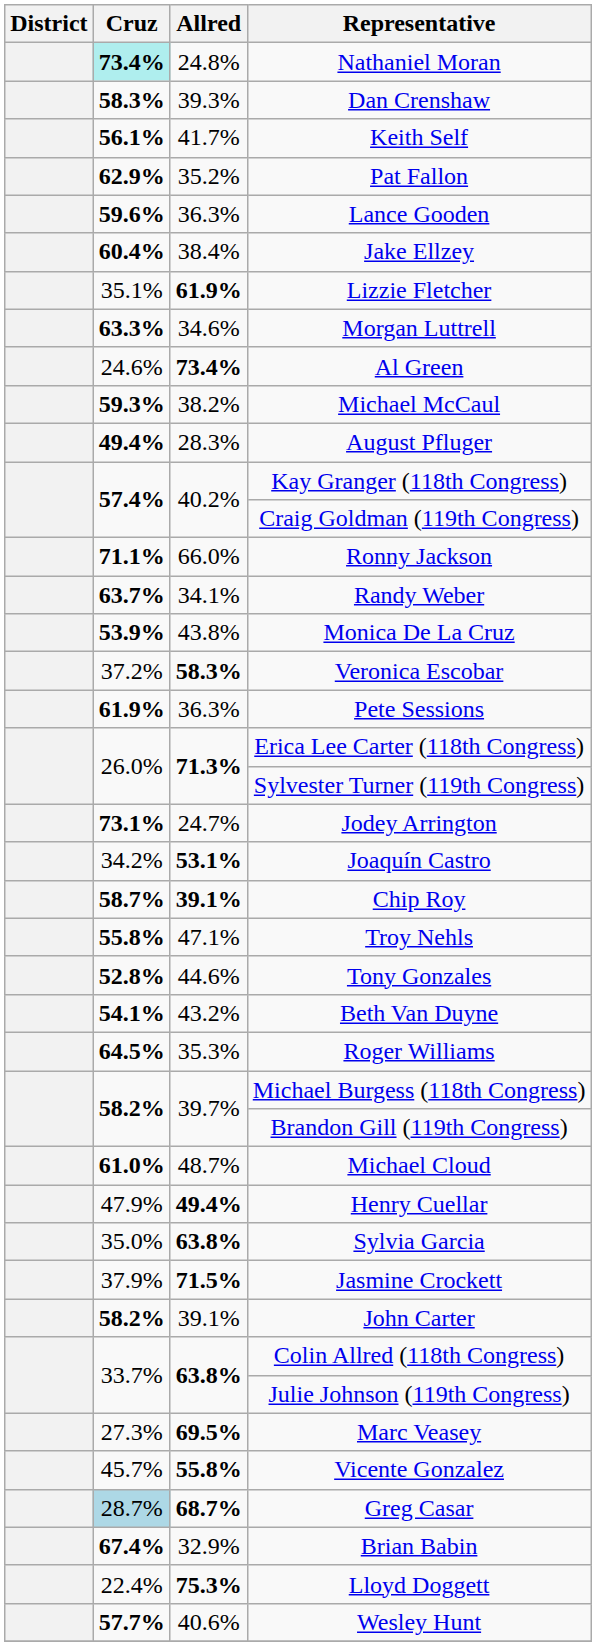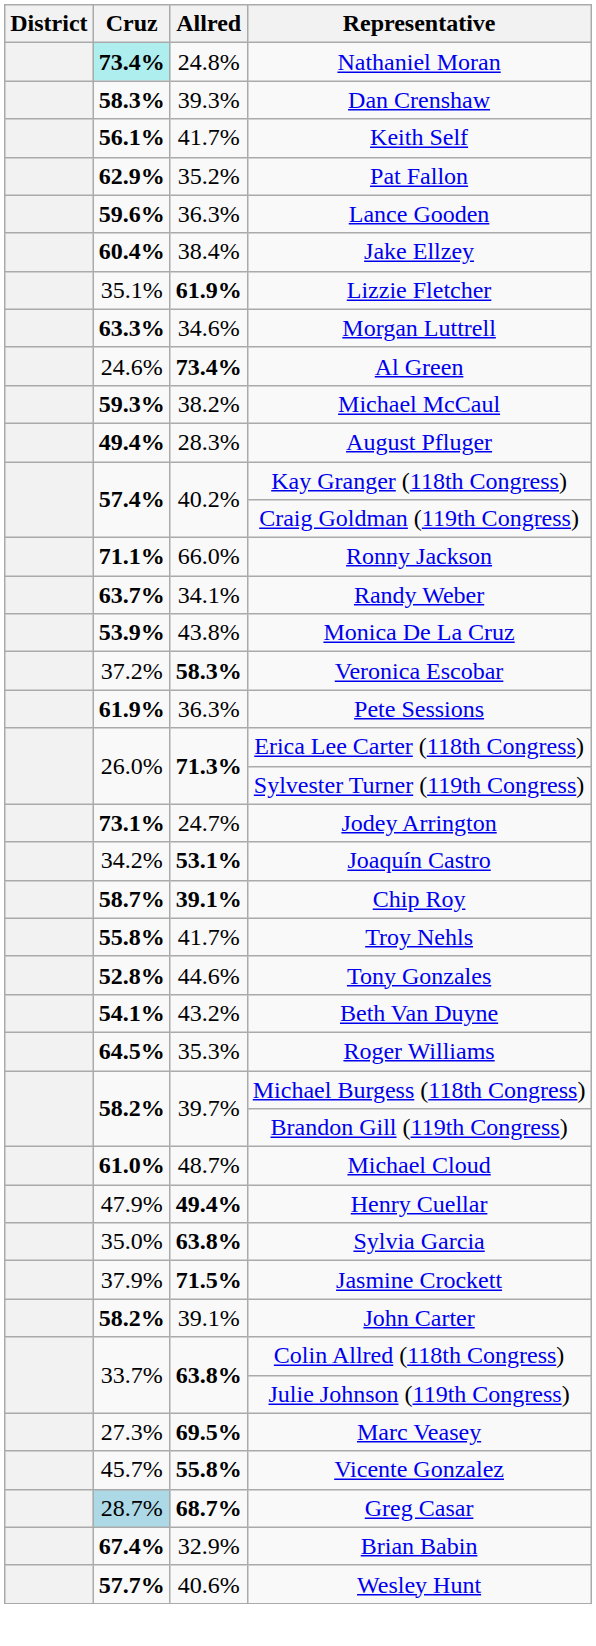(209, 937) 47.1% -> (209, 937) 41.7%
- row: (419, 1584)
